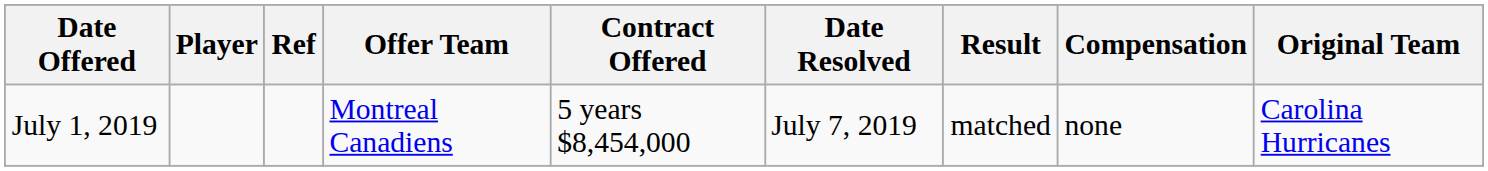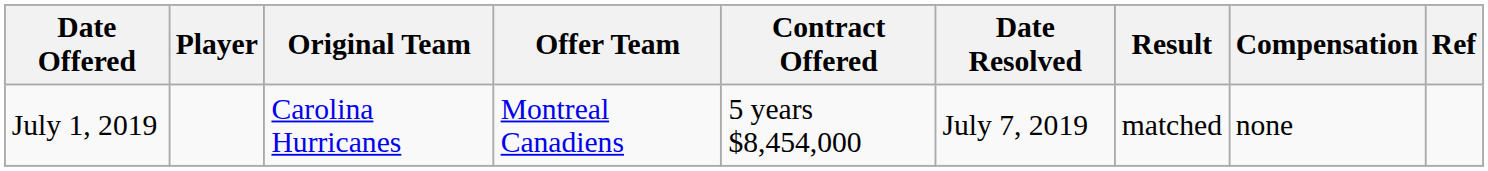columns swapped: (1368, 44) <-> (294, 44)
